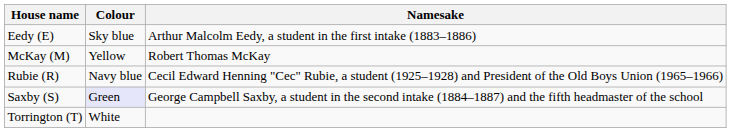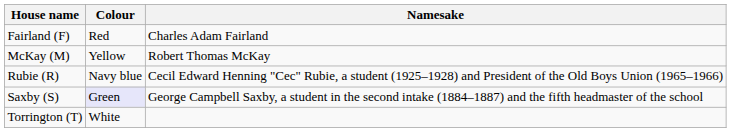- row: (31, 35)
+ row: (39, 35)
